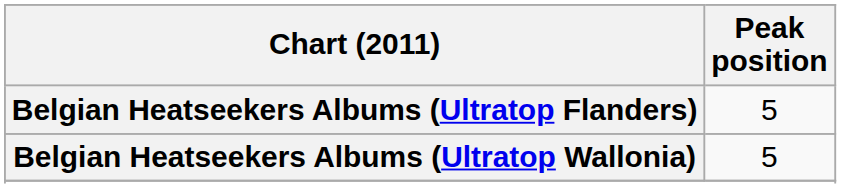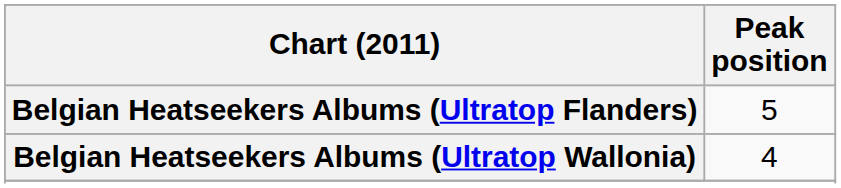(769, 156) 5 -> (769, 156) 4
